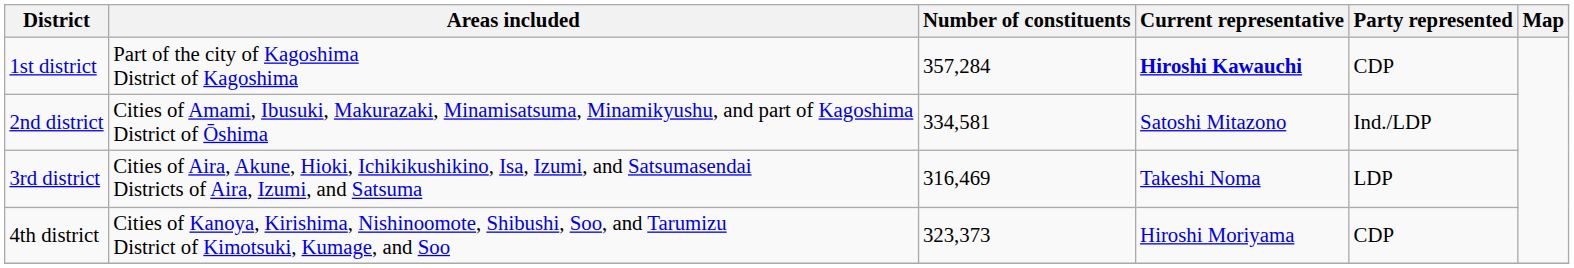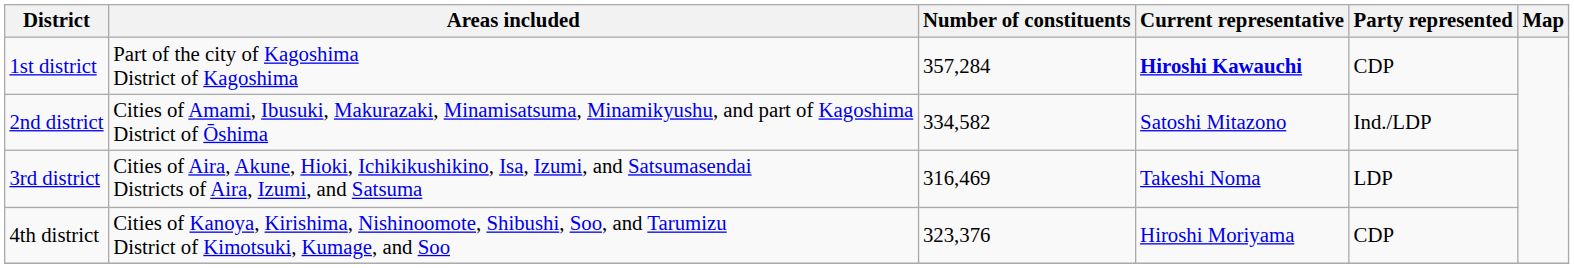(957, 122) 334,581 -> (957, 122) 334,582
(957, 234) 323,373 -> (957, 234) 323,376
